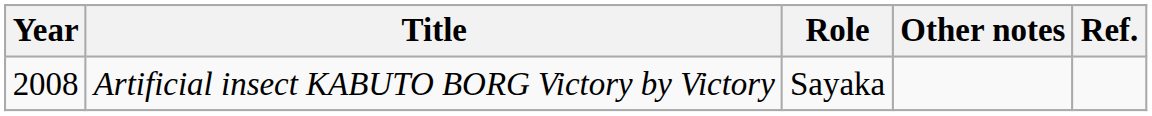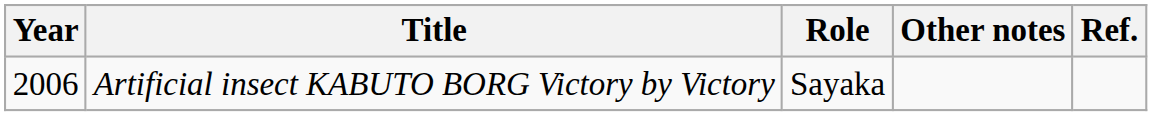(46, 82) 2008 -> (46, 82) 2006
